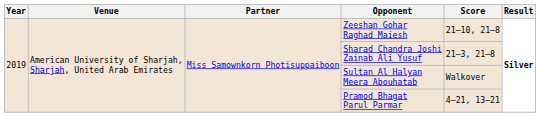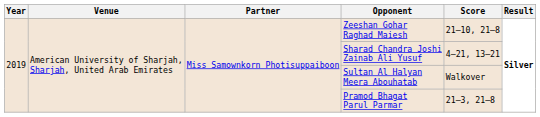(470, 53) 21–3, 21–8 -> (473, 53) 4–21, 13–21
(473, 100) 4–21, 13–21 -> (470, 100) 21–3, 21–8
